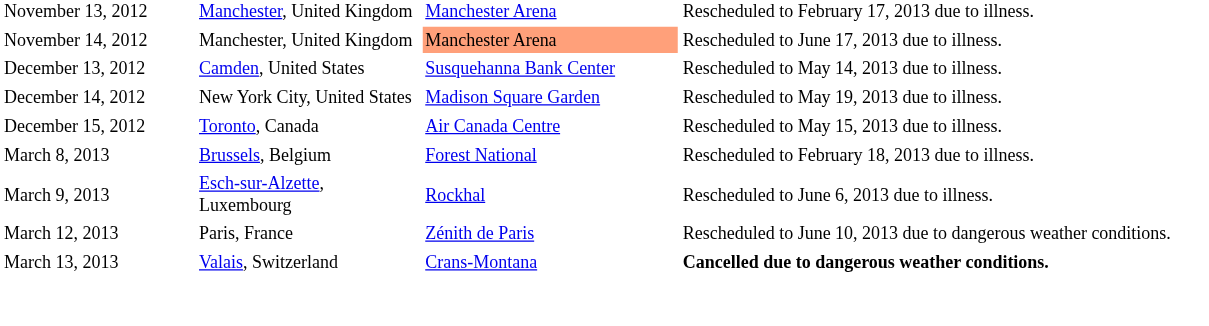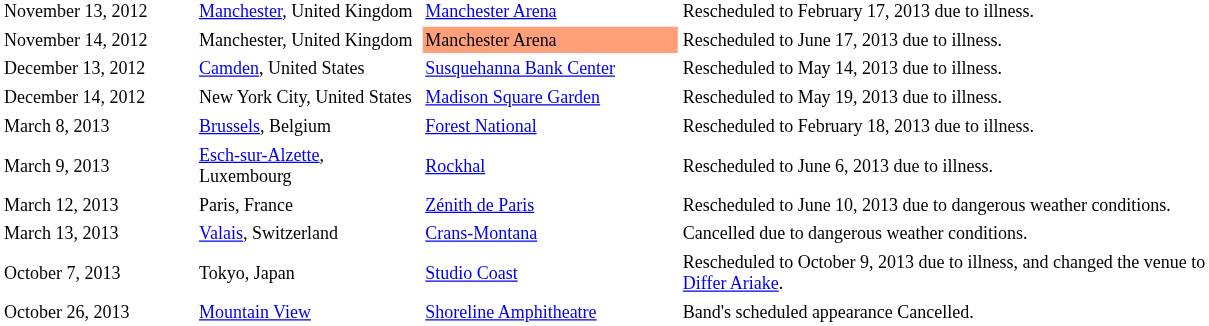- row: (75, 126)
(866, 262) bold -> (855, 233) normal
+ row: (62, 272)
+ row: (67, 312)
